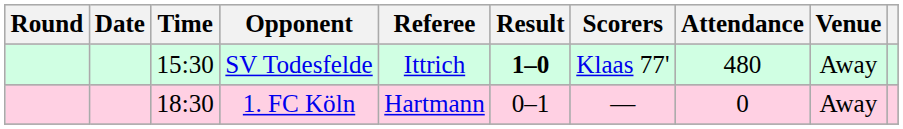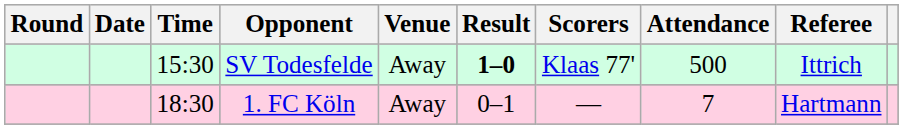columns swapped: (848, 24) <-> (435, 24)
(742, 64) 480 -> (708, 64) 500
(742, 104) 0 -> (708, 104) 7
